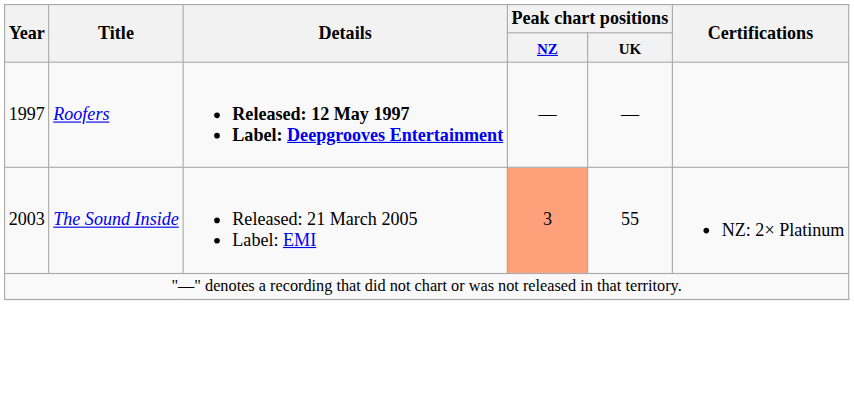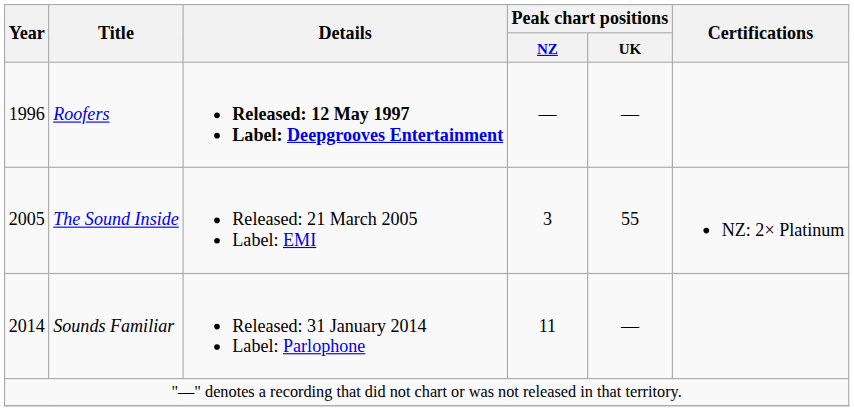(27, 114) 1997 -> (27, 114) 1996
(27, 220) 2003 -> (27, 220) 2005
(547, 220) lightsalmon background -> (547, 220) no background
+ row: (114, 325)
